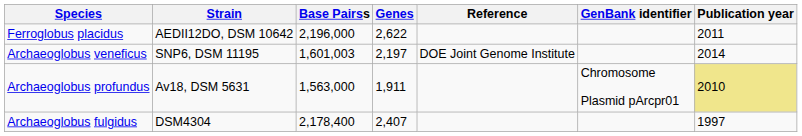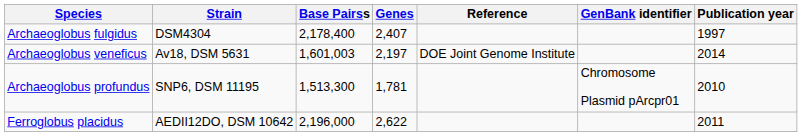rows swapped: (72, 121) <-> (65, 34)
(207, 53) SNP6, DSM 11195 -> (202, 53) Av18, DSM 5631
(202, 87) Av18, DSM 5631 -> (207, 87) SNP6, DSM 11195
(327, 87) 1,563,000 -> (327, 87) 1,513,300
(391, 87) 1,911 -> (391, 87) 1,781
(711, 87) khaki background -> (711, 87) no background
